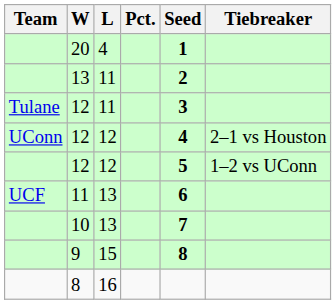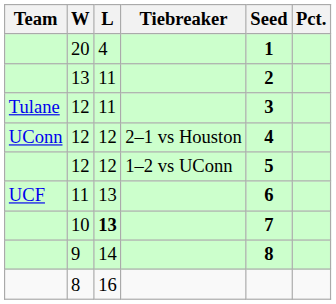columns swapped: (140, 19) <-> (268, 19)
(107, 225) normal -> (107, 225) bold
(107, 254) 15 -> (107, 254) 14
